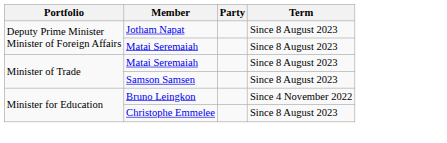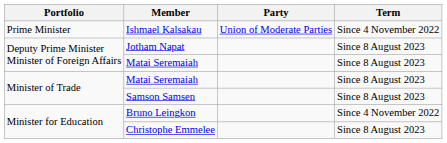+ row: (39, 29)
